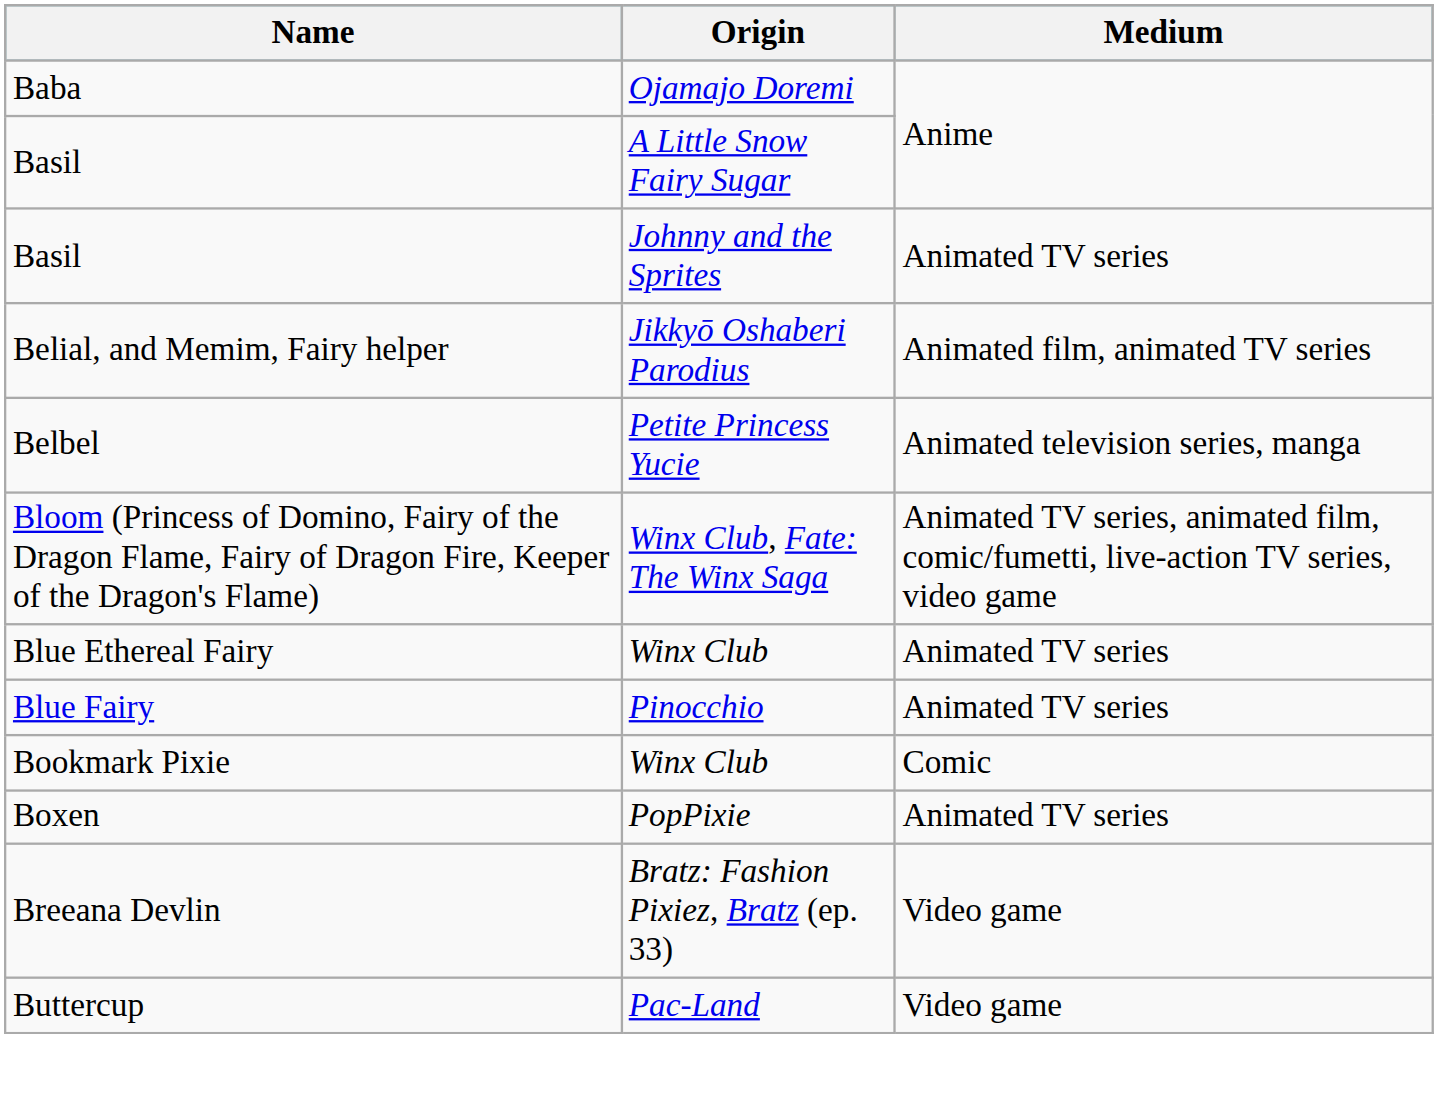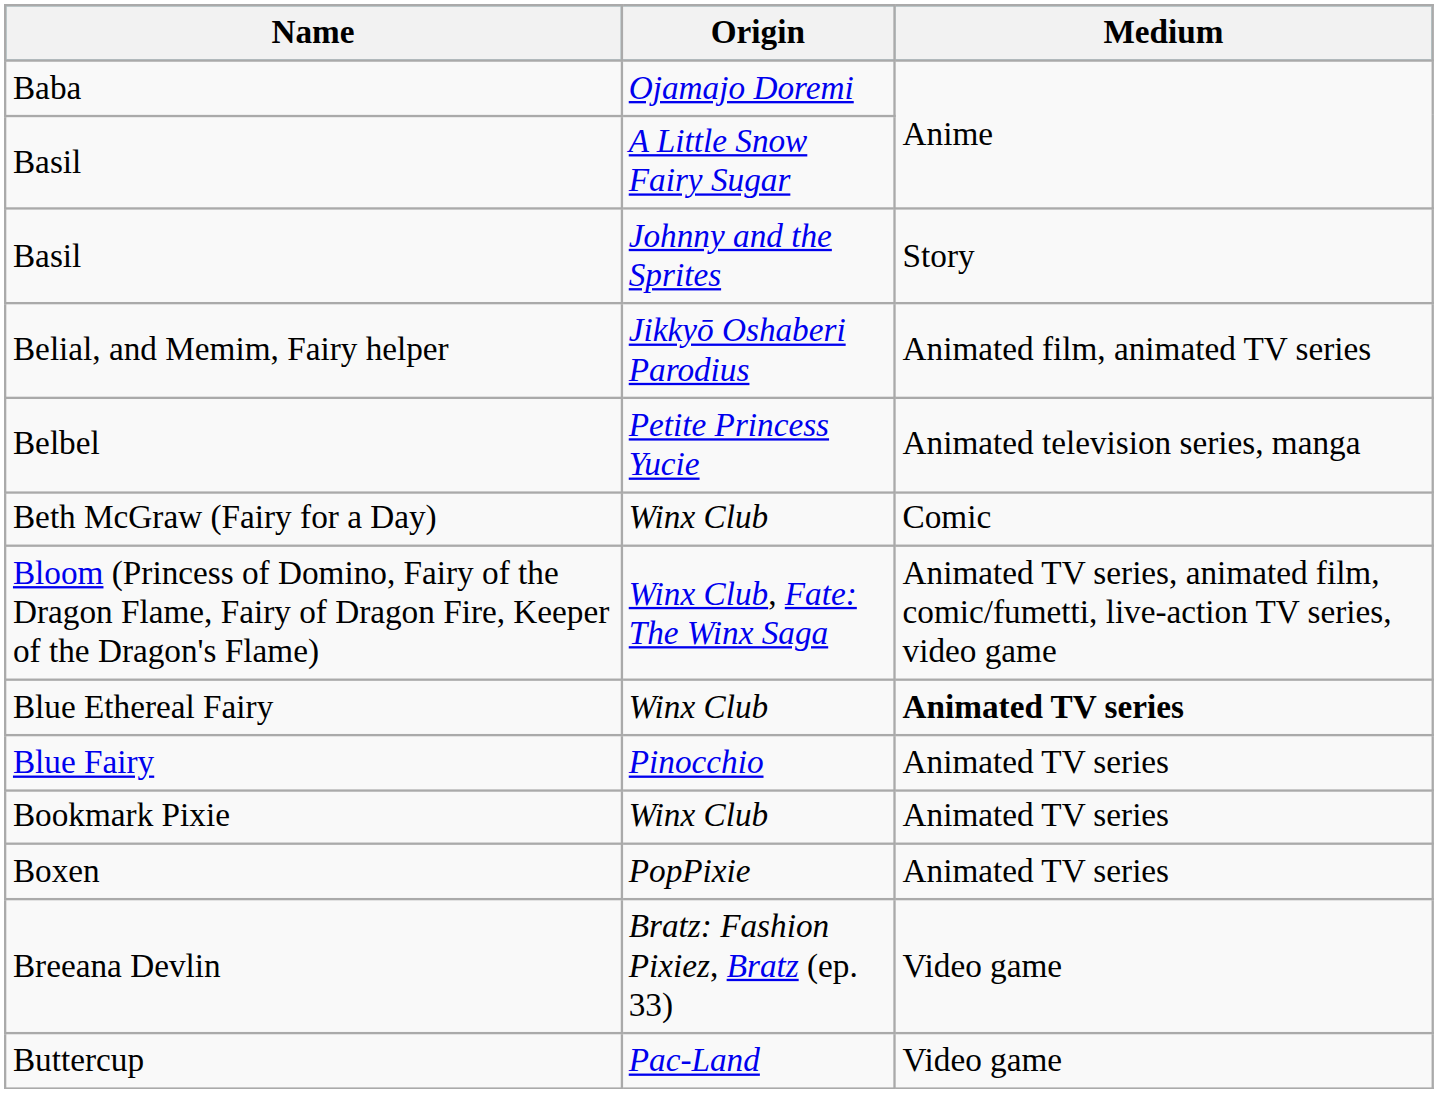(1036, 255) Animated TV series -> (939, 255) Story
+ row: (225, 518)
(1036, 651) normal -> (1043, 706) bold
(947, 761) Comic -> (1036, 816) Animated TV series
